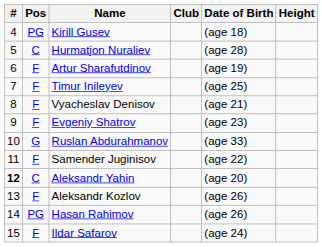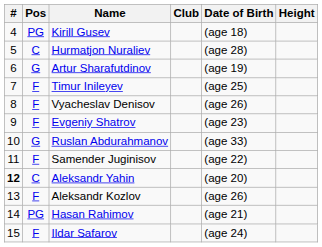(36, 68) F -> (36, 68) G
(226, 104) (age 21) -> (226, 104) (age 26)
(226, 214) (age 26) -> (226, 214) (age 21)
